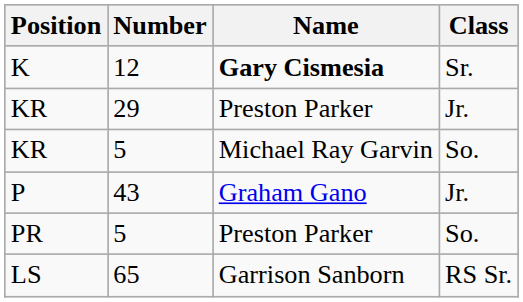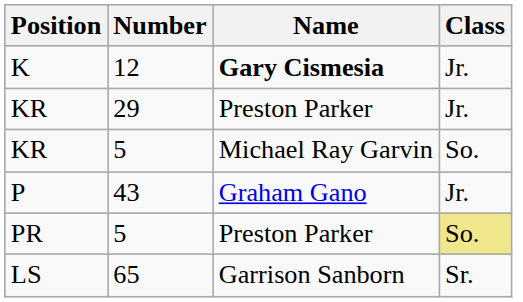(459, 66) Sr. -> (457, 66) Jr.
(462, 233) no background -> (462, 233) khaki background
(479, 274) RS Sr. -> (459, 274) Sr.
